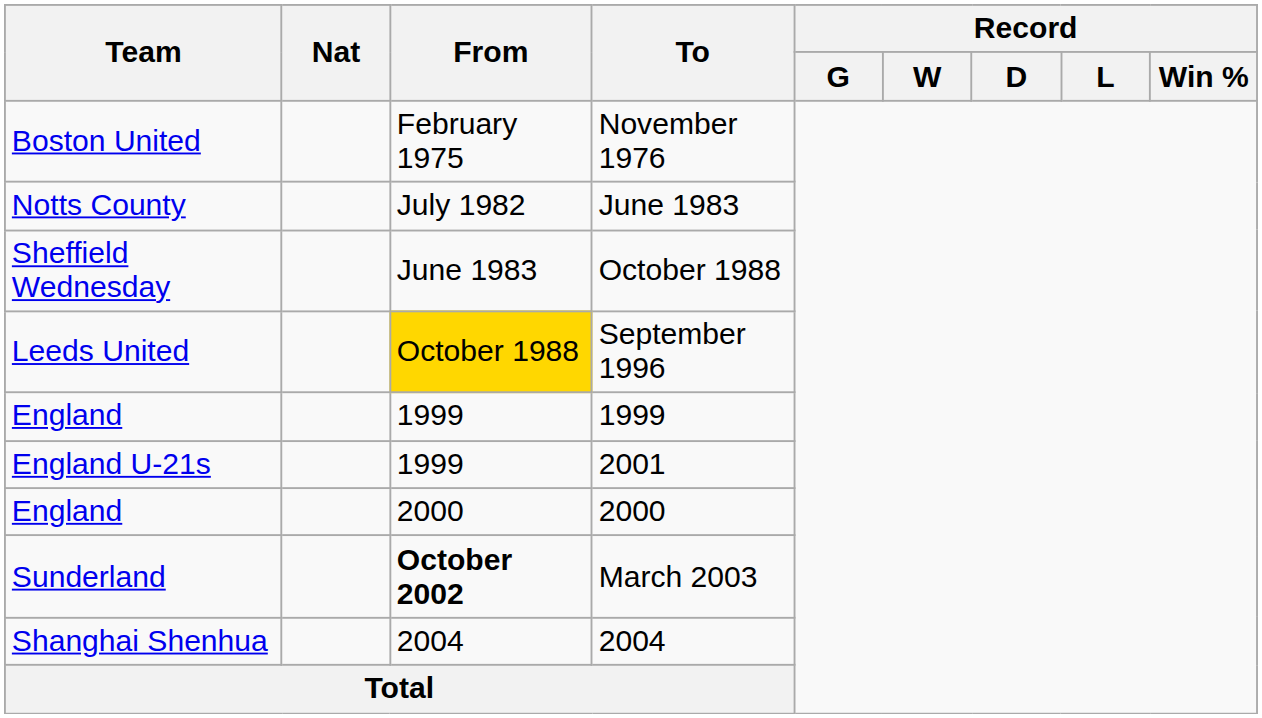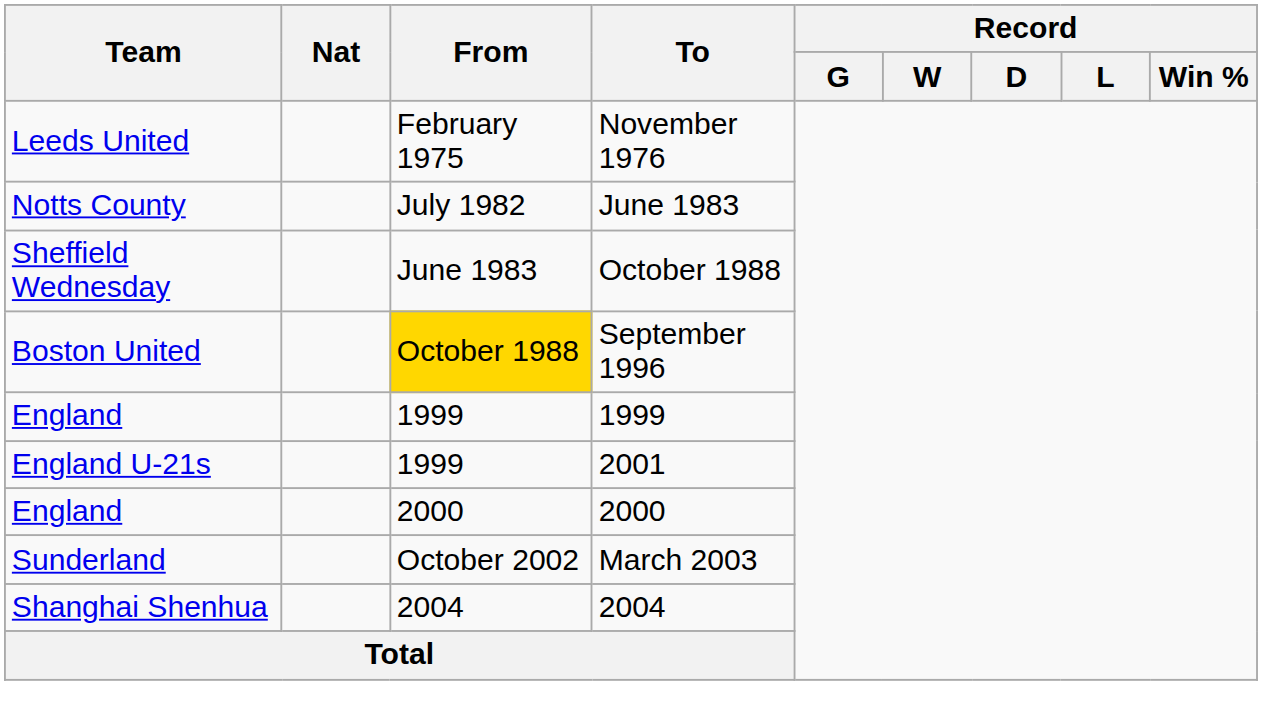(106, 140) Boston United -> (101, 140) Leeds United
(101, 351) Leeds United -> (106, 351) Boston United
(454, 576) bold -> (488, 559) normal
